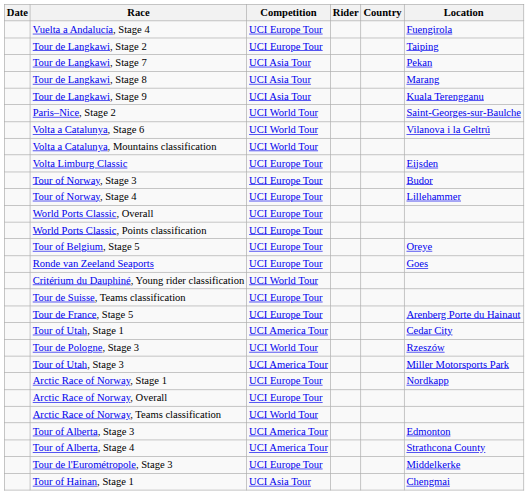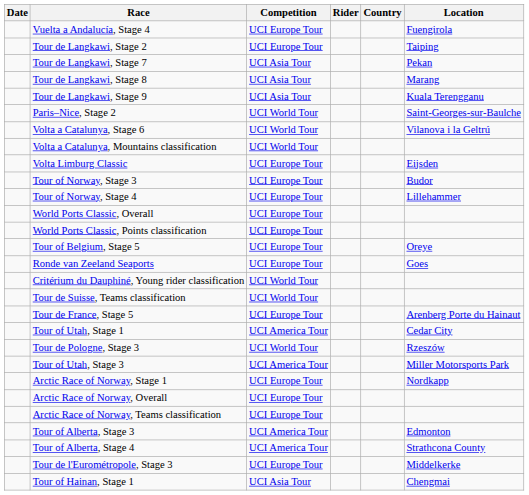(286, 297) UCI Europe Tour -> (284, 297) UCI World Tour
(284, 414) UCI World Tour -> (286, 414) UCI Europe Tour
